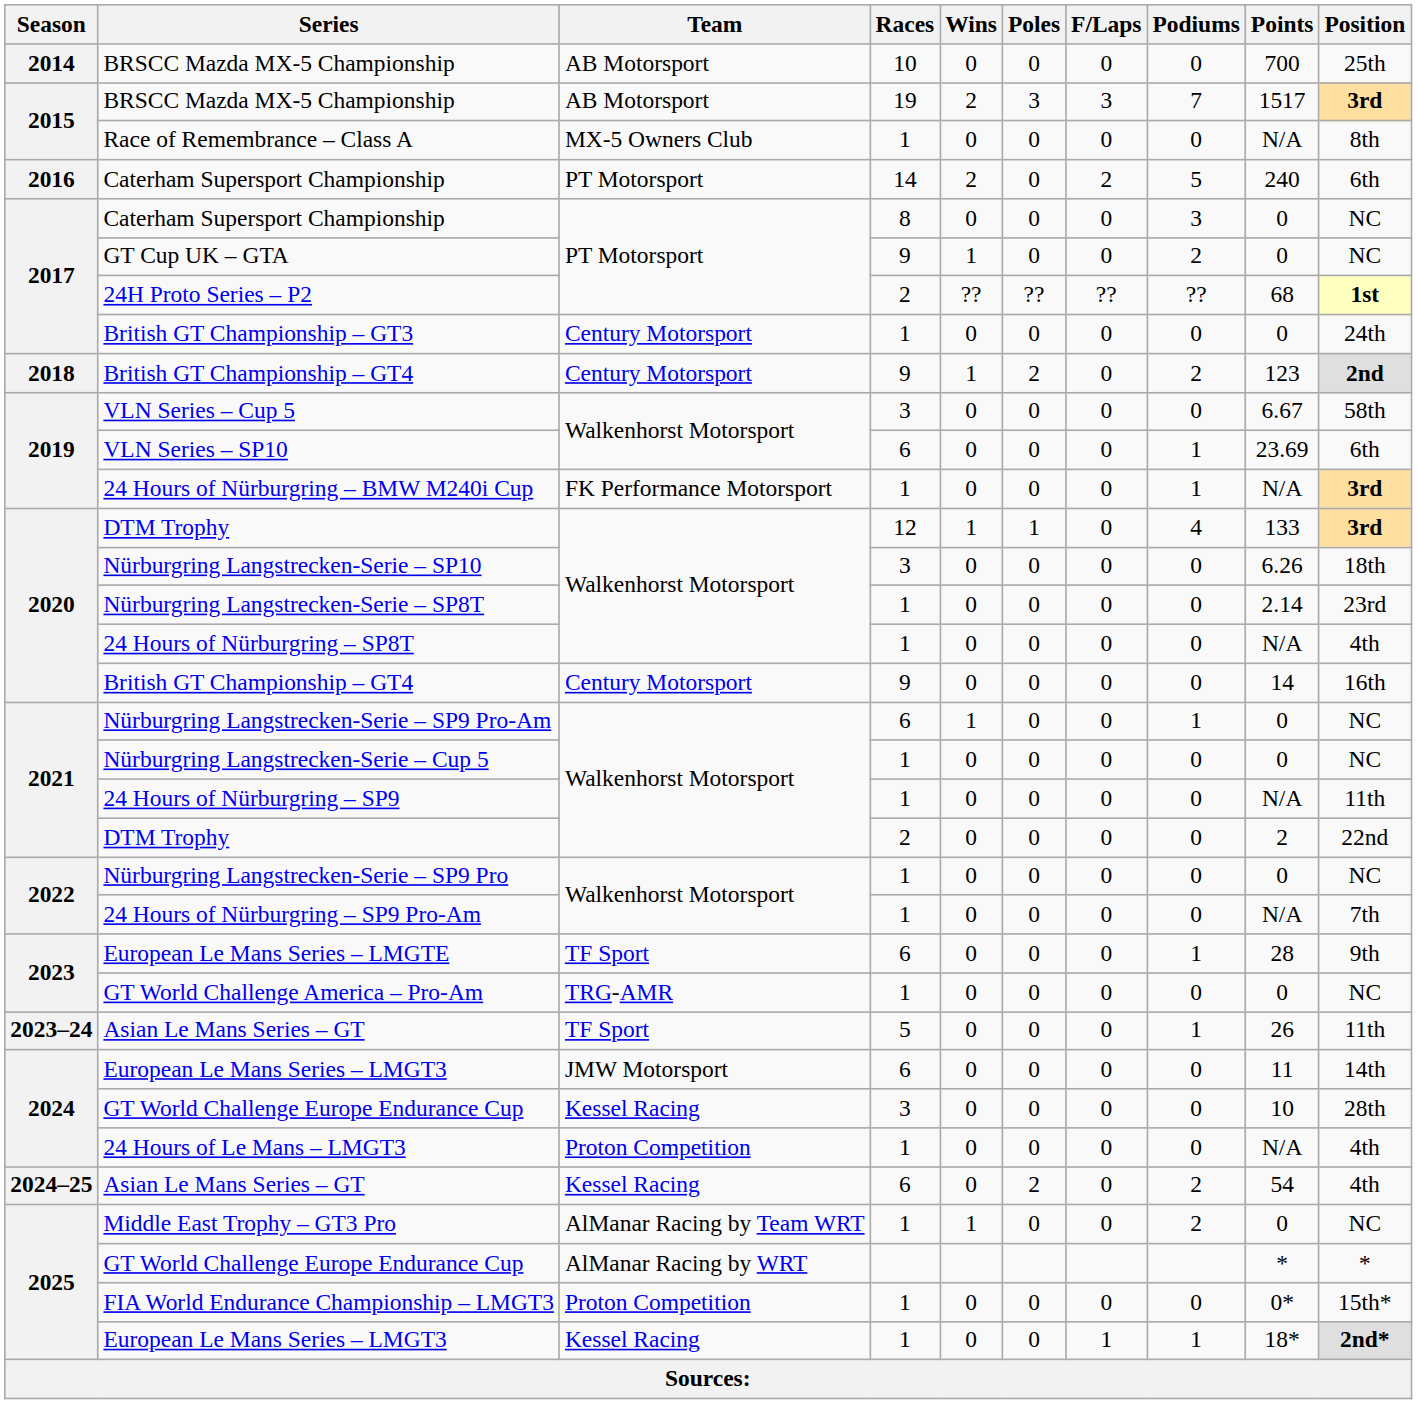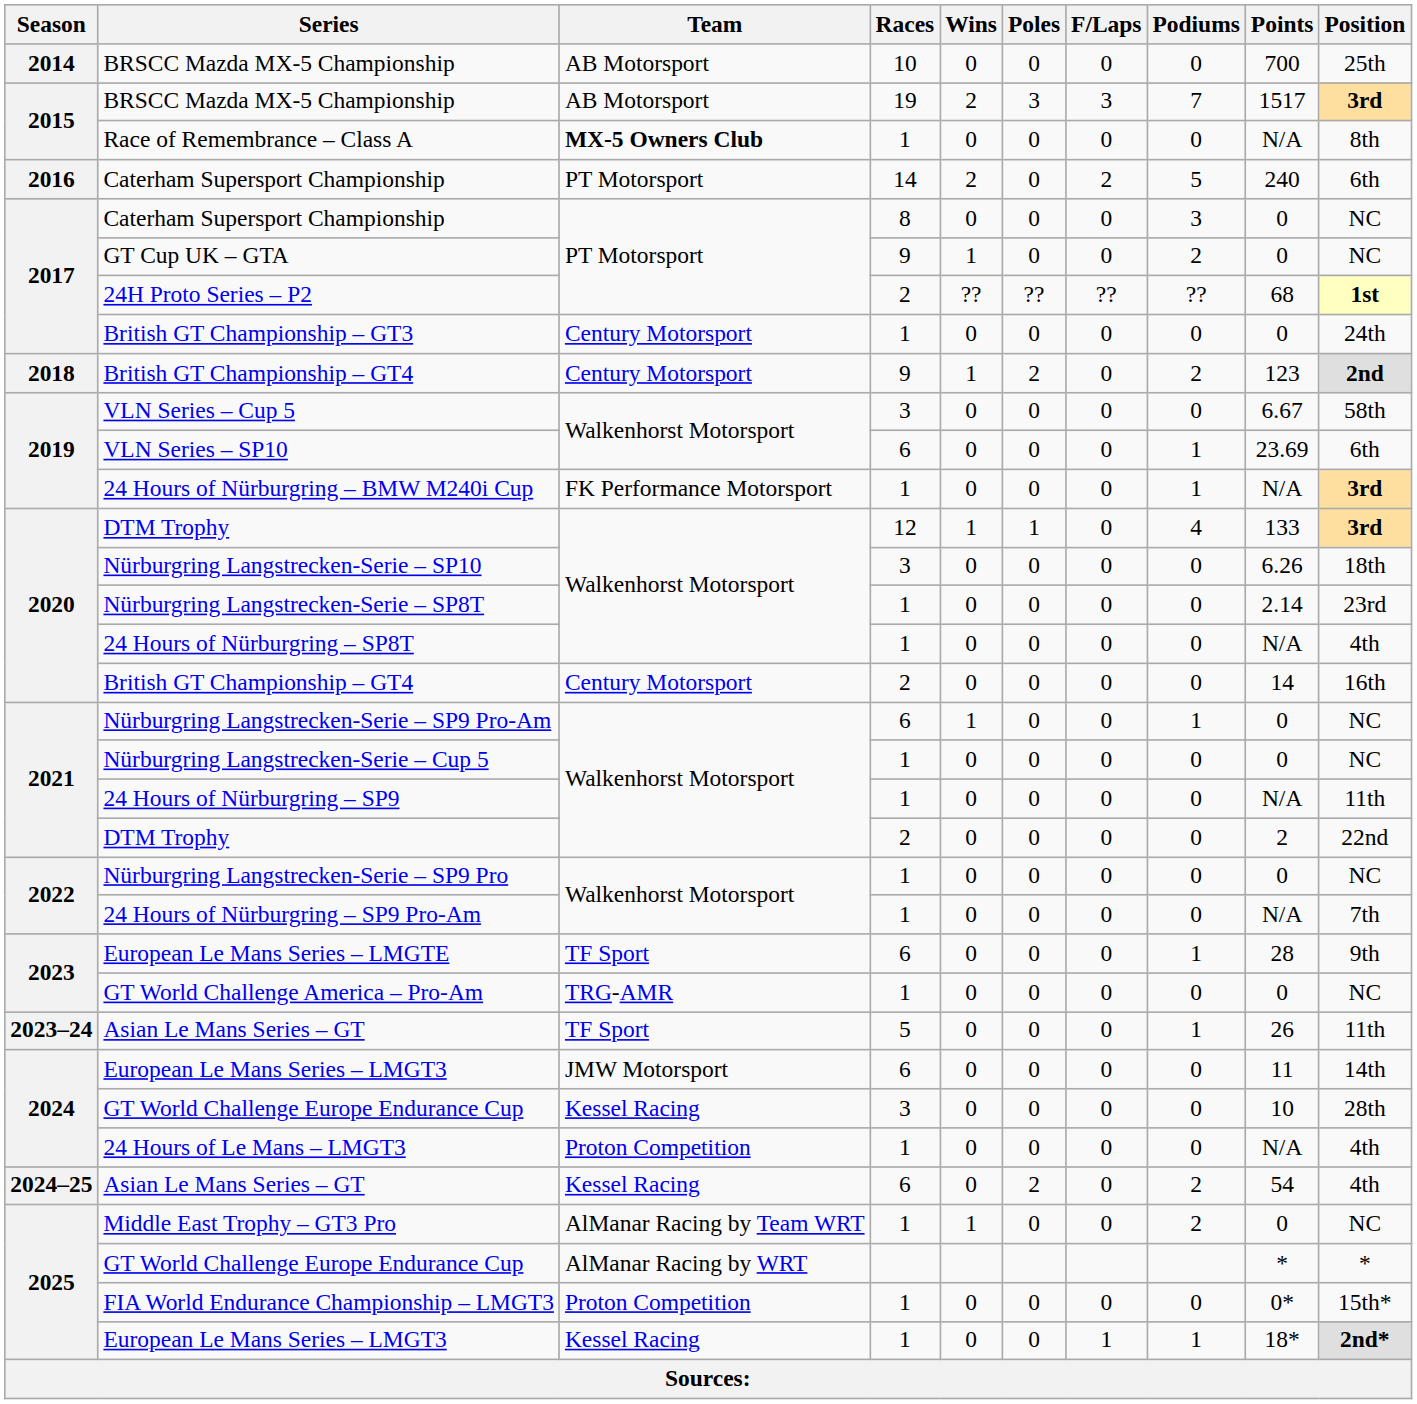(659, 140) normal -> (664, 140) bold
(905, 682) 9 -> (905, 682) 2
